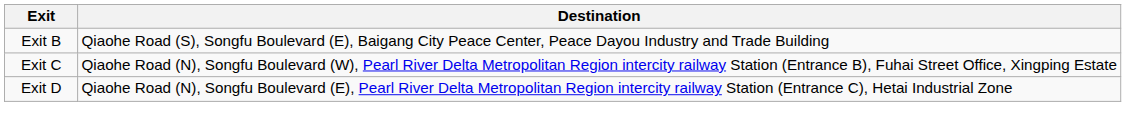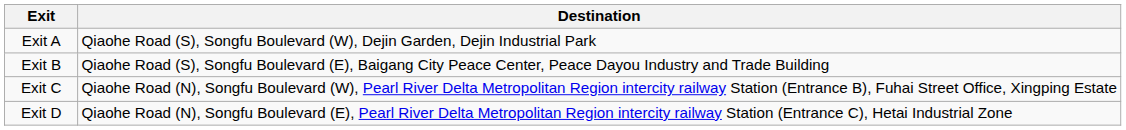+ row: (41, 40)
